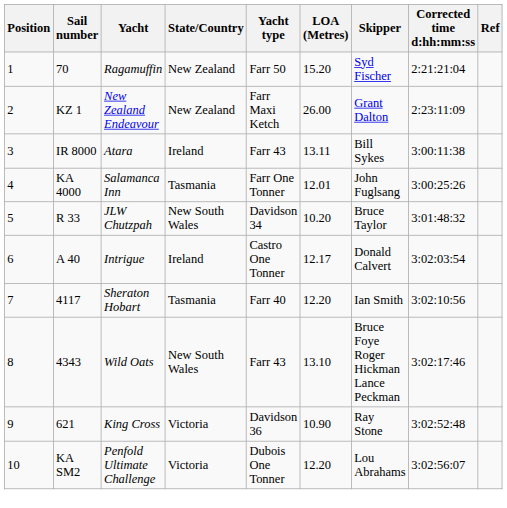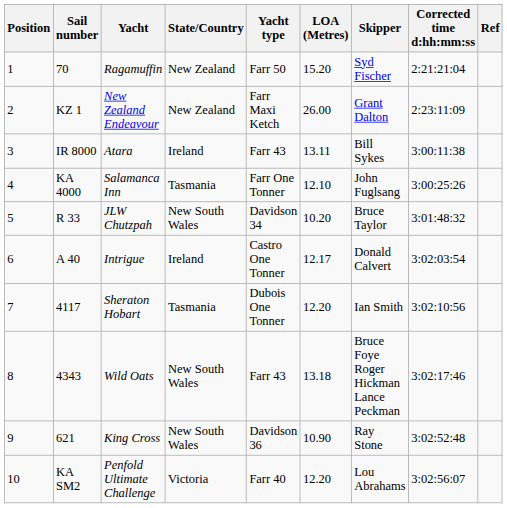(317, 184) 12.01 -> (317, 184) 12.10
(268, 300) Farr 40 -> (267, 307) Dubois One Tonner
(317, 362) 13.10 -> (317, 376) 13.18
(188, 424) Victoria -> (196, 438) New South Wales
(267, 465) Dubois One Tonner -> (268, 479) Farr 40
